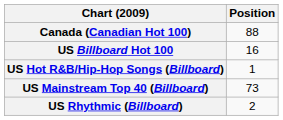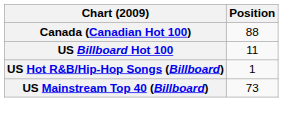(252, 50) 16 -> (252, 50) 11
- row: (115, 106)
